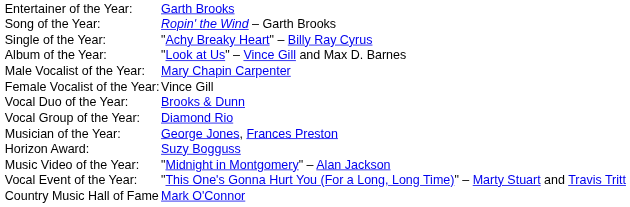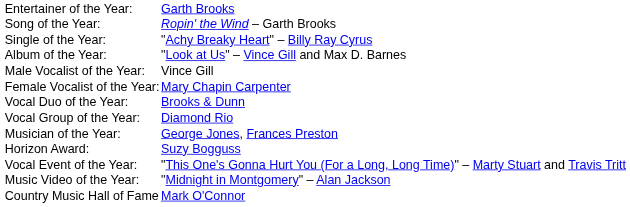(226, 71) Mary Chapin Carpenter -> (187, 71) Vince Gill
(187, 86) Vince Gill -> (226, 86) Mary Chapin Carpenter
rows swapped: (71, 180) <-> (72, 164)
